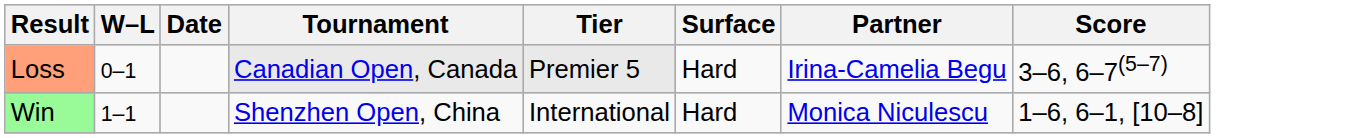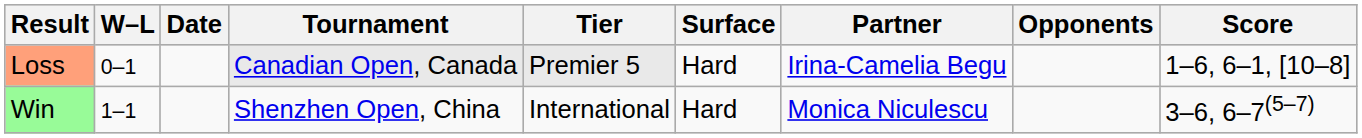+ column: (1086, 24)
(1093, 68) 3–6, 6–7(5–7) -> (1258, 65) 1–6, 6–1, [10–8]
(1111, 112) 1–6, 6–1, [10–8] -> (1240, 109) 3–6, 6–7(5–7)
